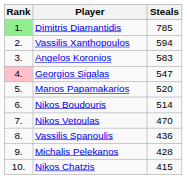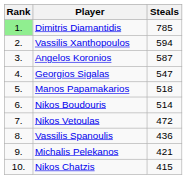(164, 58) 583 -> (164, 58) 587
(18, 74) pink background -> (18, 74) no background
(164, 89) 520 -> (164, 89) 518
(164, 120) 470 -> (164, 120) 472
(164, 151) 428 -> (164, 151) 421
